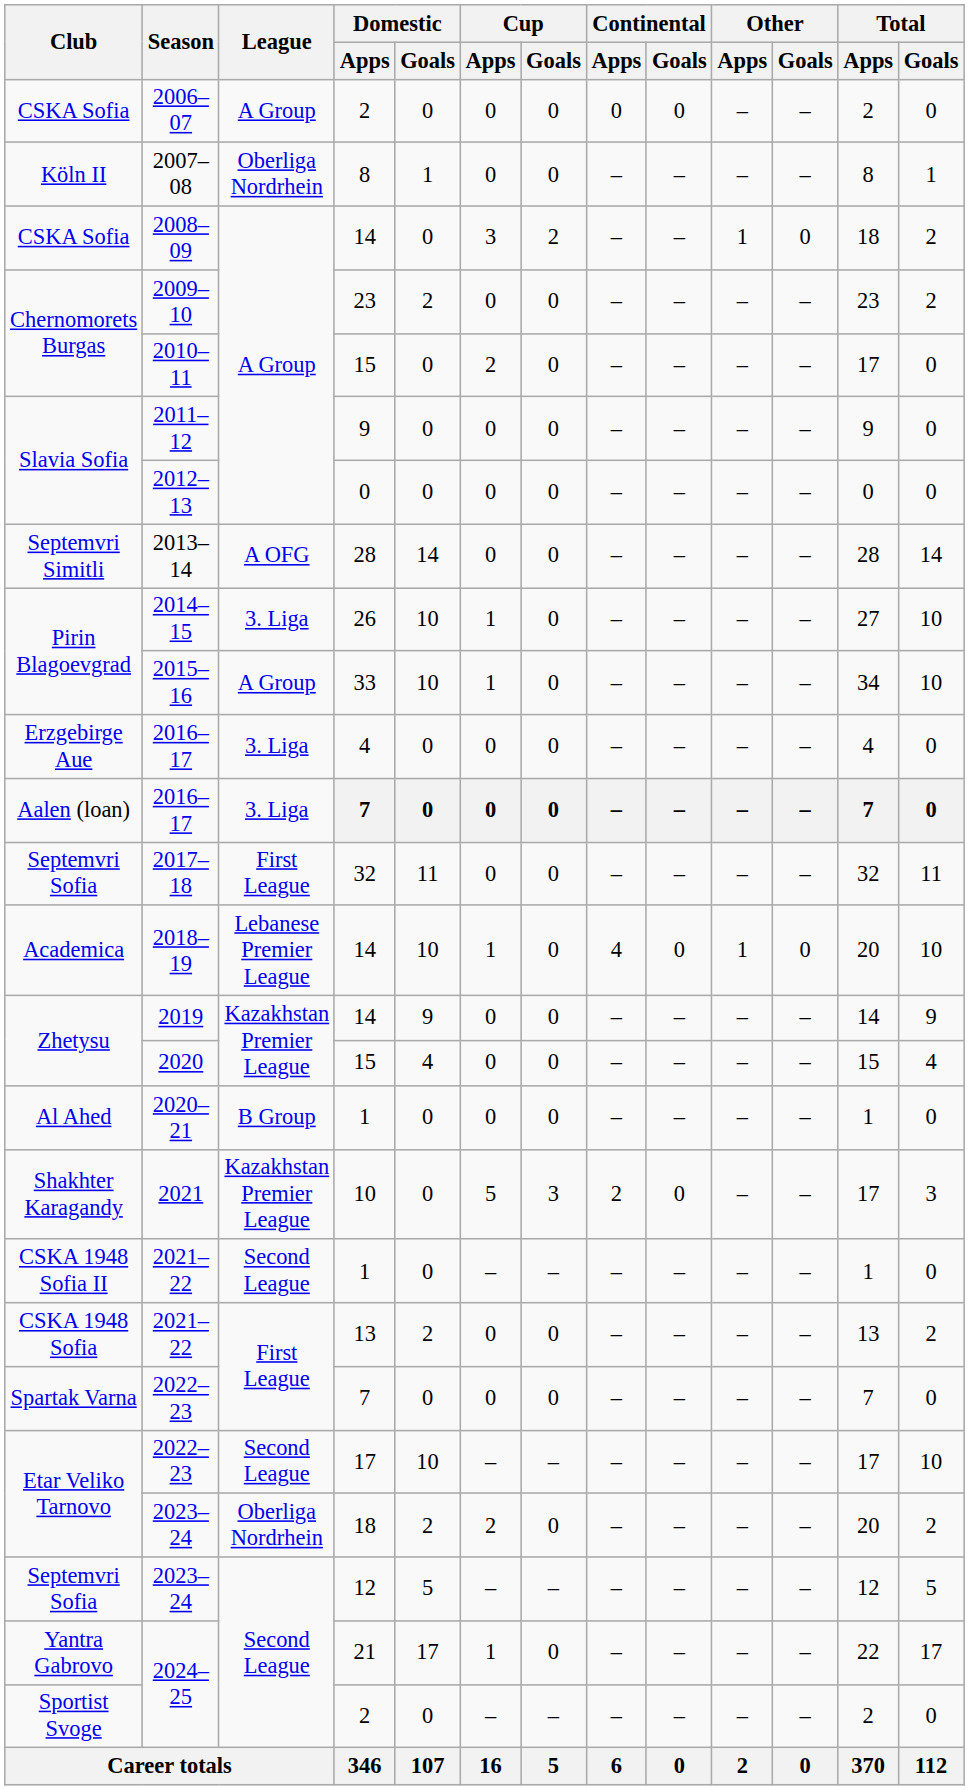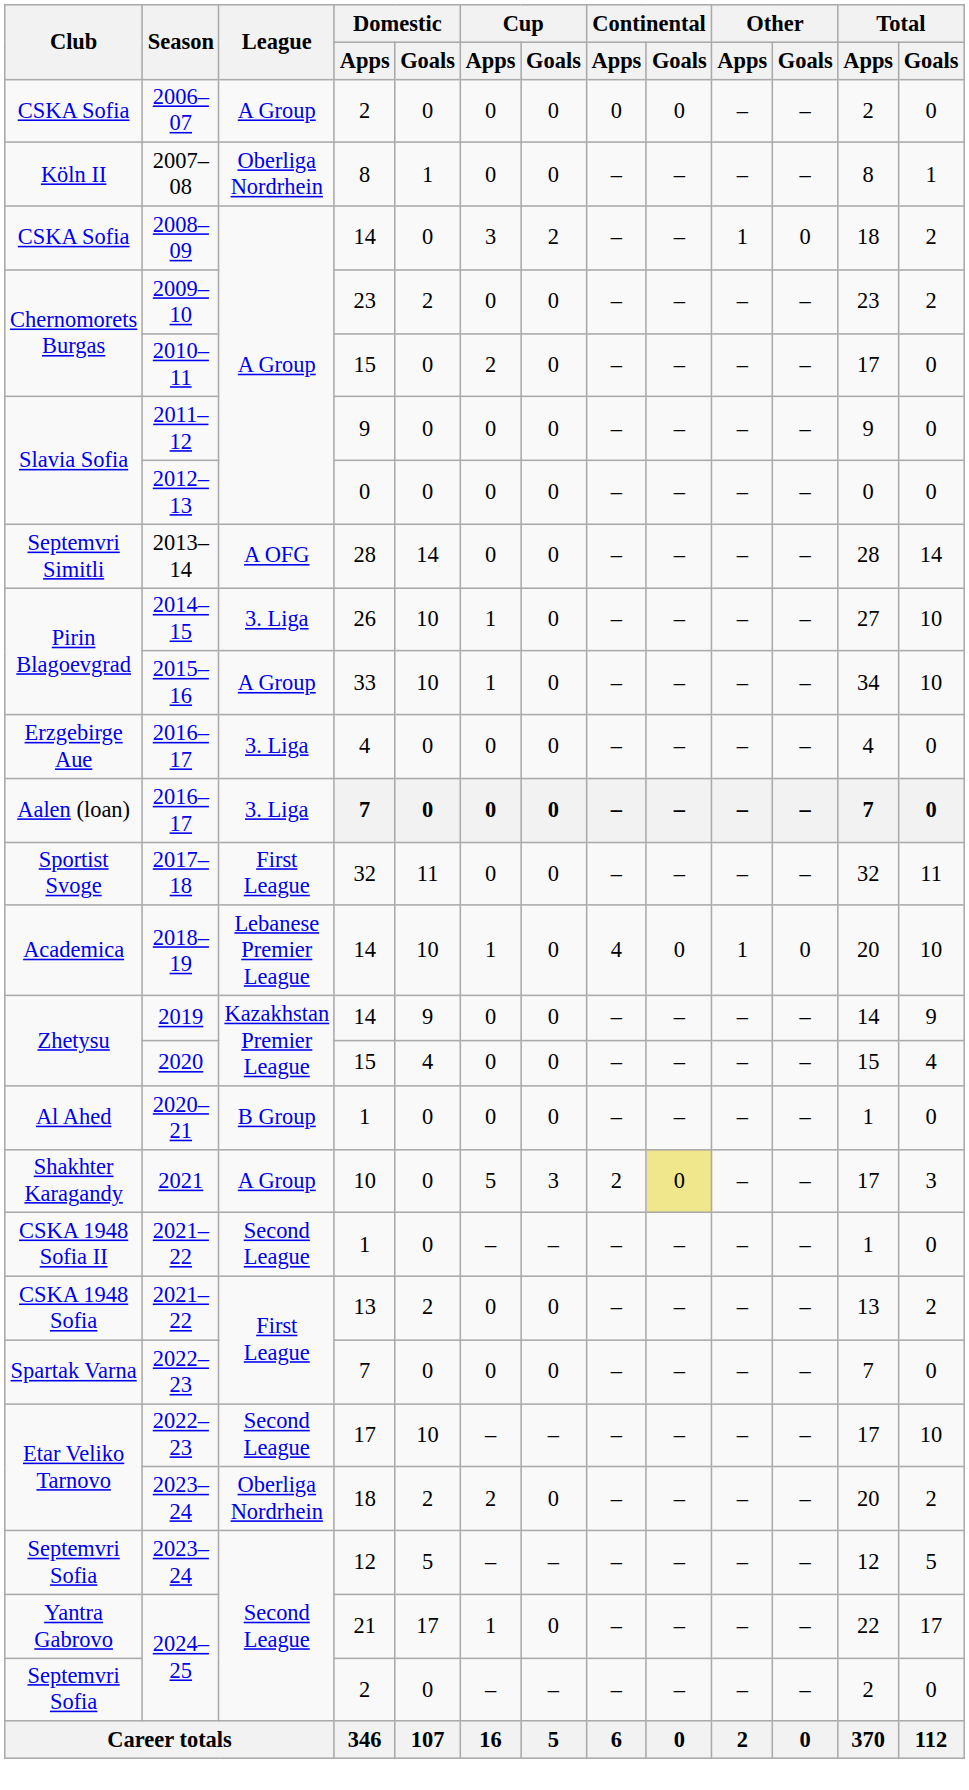(74, 873) Septemvri Sofia -> (74, 873) Sportist Svoge
(277, 1194) Kazakhstan Premier League -> (277, 1180) A Group
(679, 1194) no background -> (679, 1180) khaki background
(74, 1716) Sportist Svoge -> (74, 1689) Septemvri Sofia
